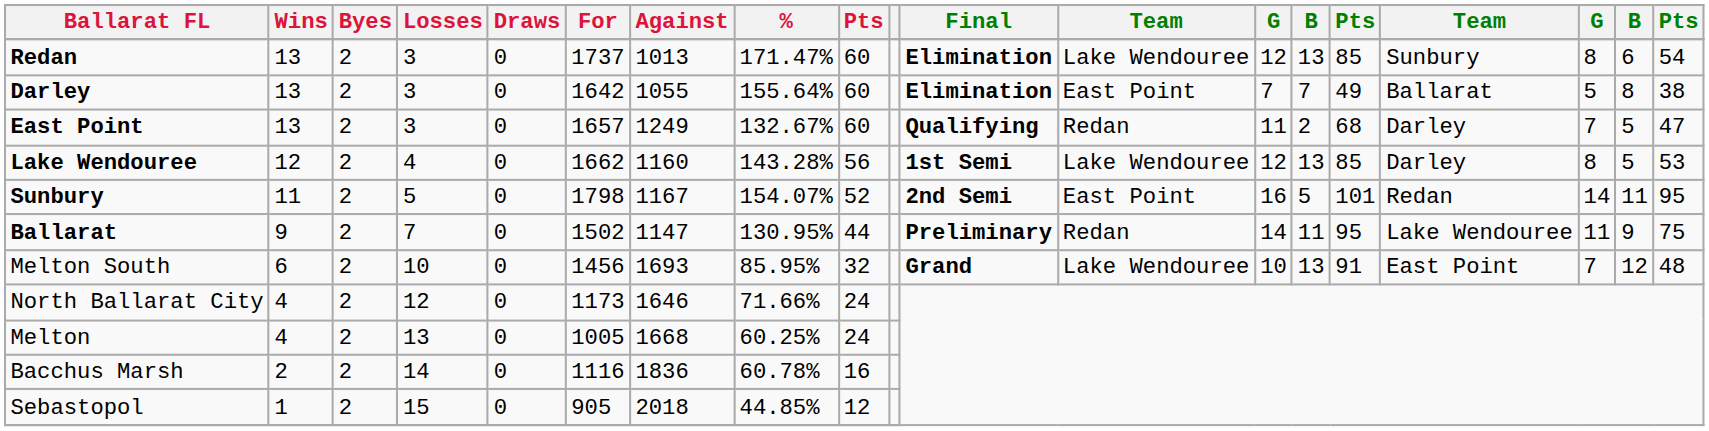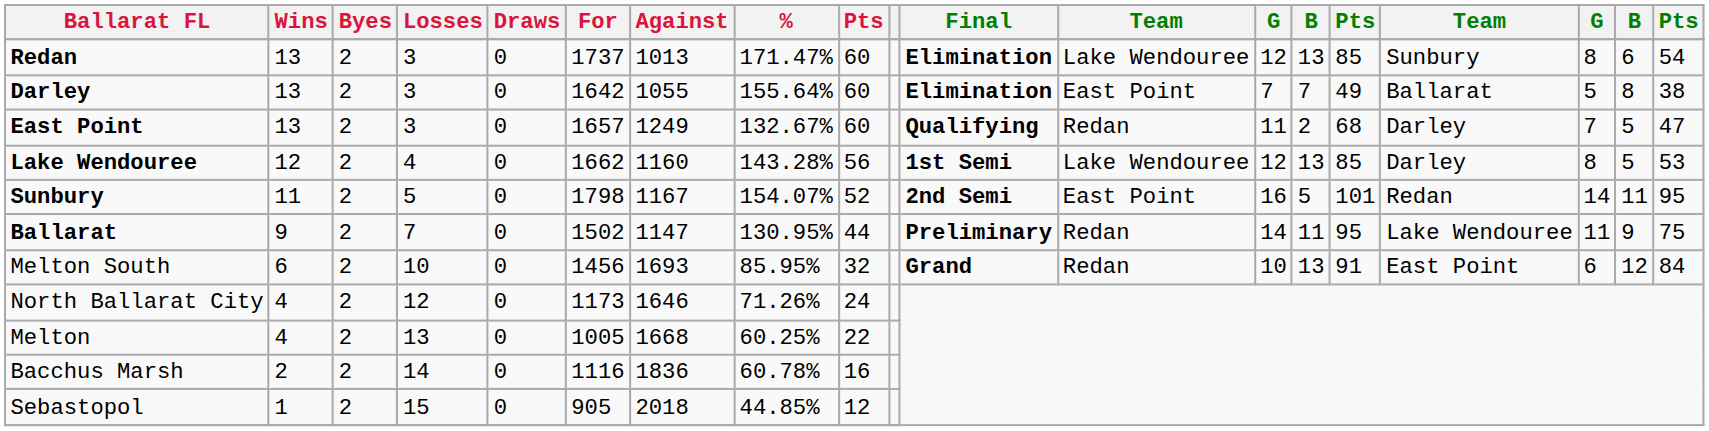(1156, 267) Lake Wendouree -> (1096, 267) Redan
(1590, 267) 7 -> (1590, 267) 6
(1672, 267) 48 -> (1672, 267) 84
(780, 302) 71.66% -> (780, 302) 71.26%
(857, 337) 24 -> (857, 337) 22
